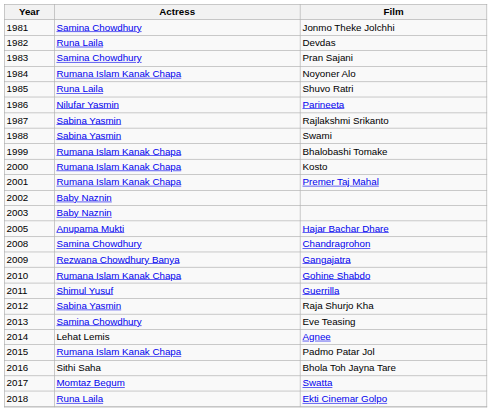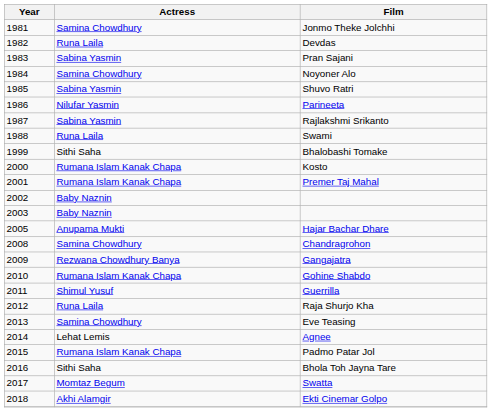(99, 58) Samina Chowdhury -> (89, 58) Sabina Yasmin
(119, 74) Rumana Islam Kanak Chapa -> (99, 74) Samina Chowdhury
(80, 89) Runa Laila -> (89, 89) Sabina Yasmin
(89, 136) Sabina Yasmin -> (80, 136) Runa Laila
(119, 151) Rumana Islam Kanak Chapa -> (79, 151) Sithi Saha
(89, 306) Sabina Yasmin -> (80, 306) Runa Laila
(80, 399) Runa Laila -> (84, 399) Akhi Alamgir
